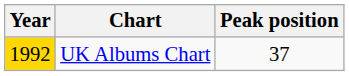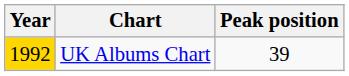(279, 53) 37 -> (279, 53) 39
